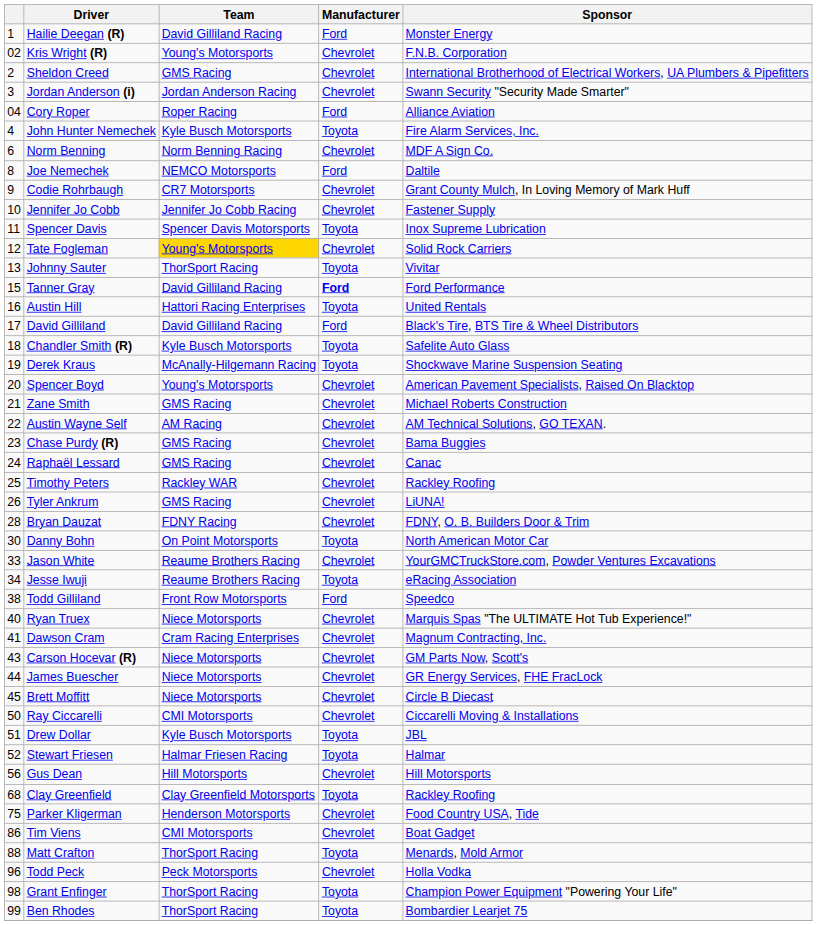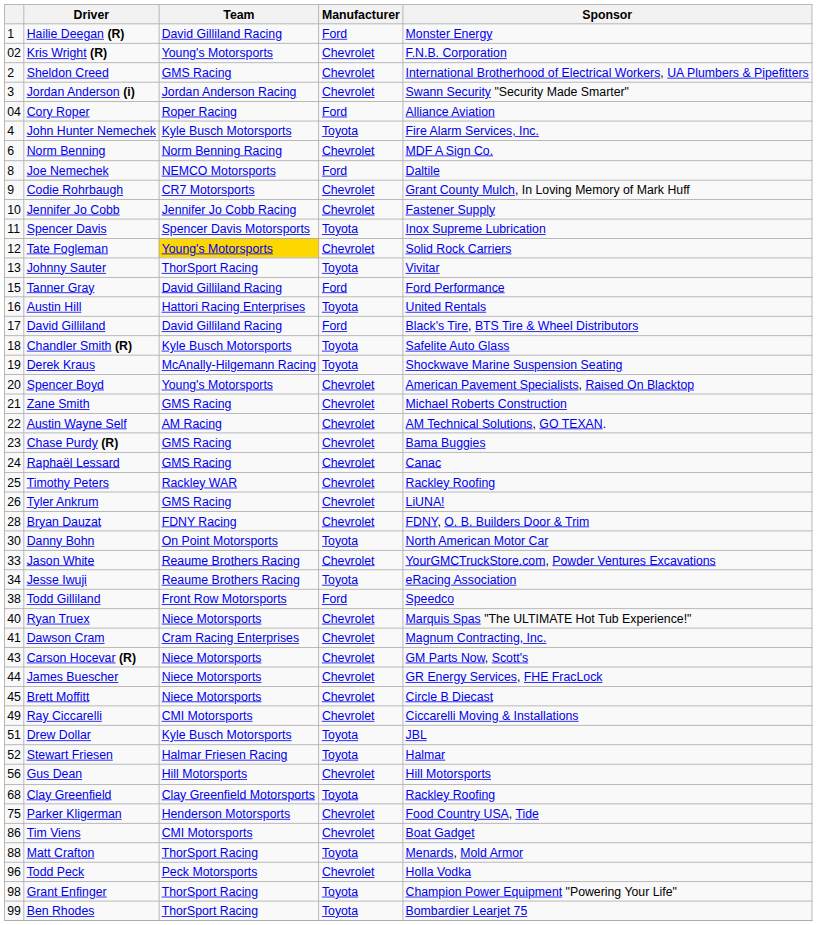(336, 287) bold -> (335, 287) normal
(14, 716) 50 -> (14, 716) 49
